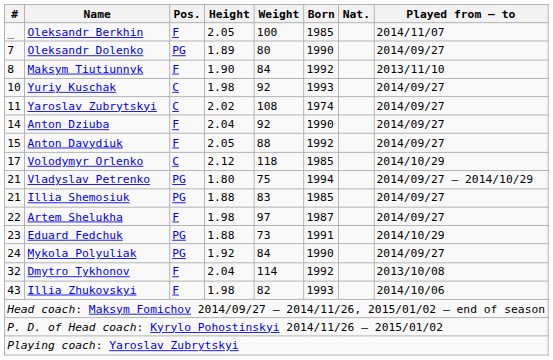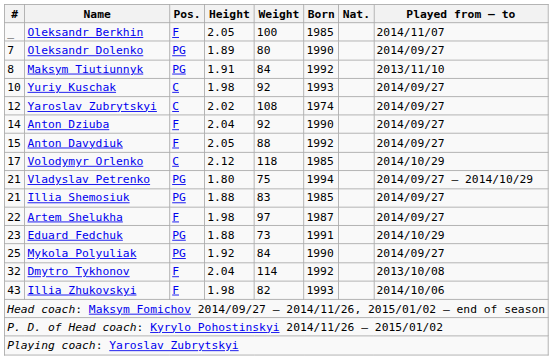(176, 69) F -> (179, 69) PG
(221, 69) 1.90 -> (221, 69) 1.91
(14, 106) 11 -> (14, 106) 12
(14, 253) 24 -> (14, 253) 25
